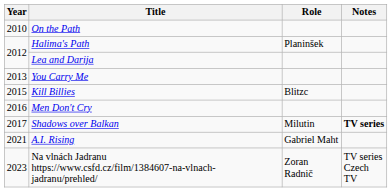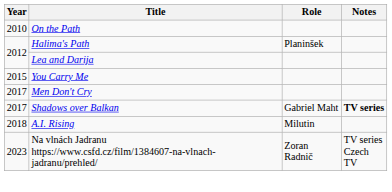(17, 76) 2013 -> (17, 76) 2015
- row: (53, 92)
(17, 108) 2016 -> (17, 92) 2017
(299, 124) Milutin -> (311, 108) Gabriel Maht
(17, 140) 2021 -> (17, 124) 2018
(311, 140) Gabriel Maht -> (299, 124) Milutin
